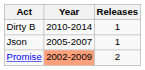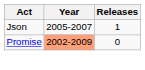- row: (21, 27)
(117, 57) 2 -> (117, 42) 0
